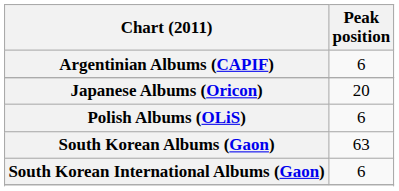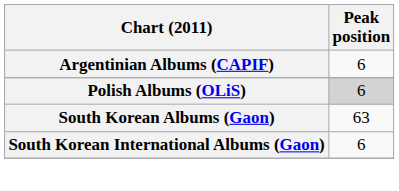- row: (167, 90)
(361, 117) no background -> (361, 90) lightgrey background
